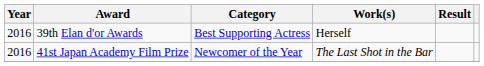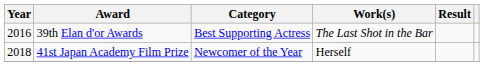(333, 33) Herself -> (374, 33) The Last Shot in the Bar
(19, 52) 2016 -> (19, 52) 2018
(374, 52) The Last Shot in the Bar -> (333, 52) Herself
